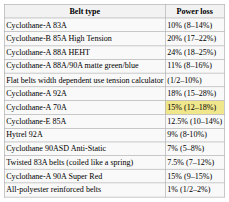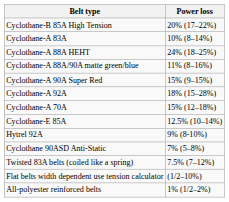rows swapped: (37, 25) <-> (59, 38)
rows swapped: (54, 176) <-> (85, 80)
(192, 107) khaki background -> (192, 107) no background
